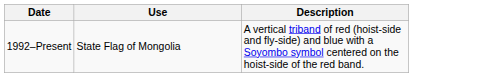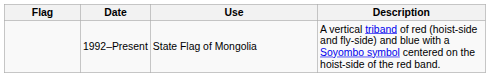+ column: (42, 12)
